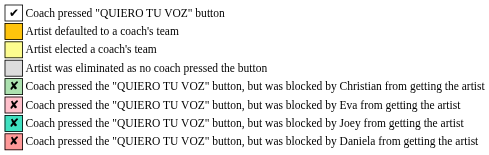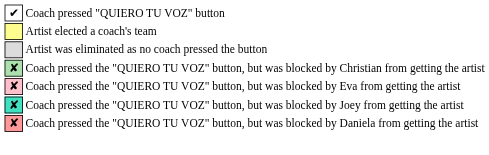- row: (102, 31)
